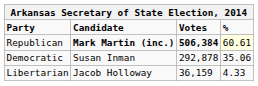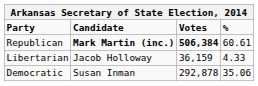(237, 42) lightyellow background -> (237, 42) no background
rows swapped: (35, 58) <-> (38, 73)
